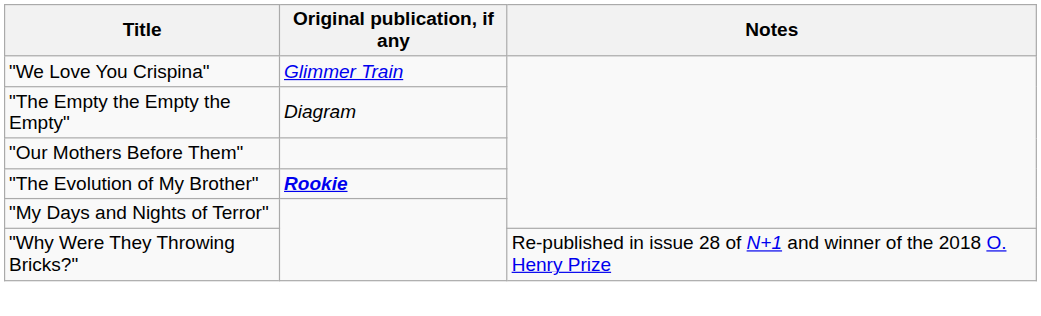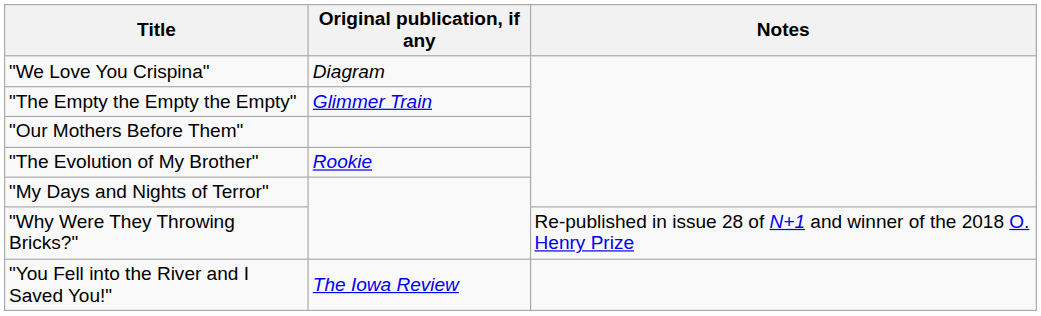(344, 71) Glimmer Train -> (349, 71) Diagram
(320, 112) Diagram -> (372, 101) Glimmer Train
(316, 183) bold -> (342, 161) normal
+ row: (129, 284)
